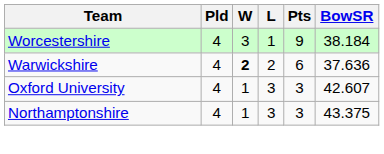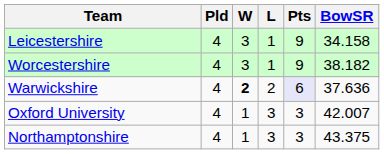+ row: (55, 40)
(347, 40) 38.184 -> (347, 64) 38.182
(299, 64) no background -> (299, 88) lavender background
(347, 88) 42.607 -> (347, 112) 42.007
